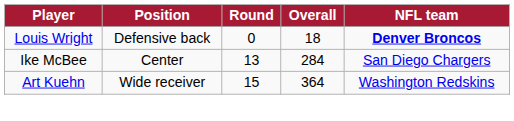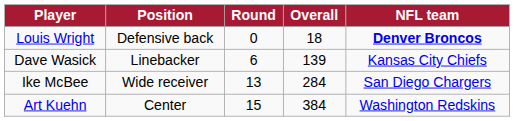+ row: (55, 60)
(162, 60) Center -> (165, 82) Wide receiver
(162, 82) Wide receiver -> (165, 104) Center
(313, 82) 364 -> (314, 104) 384
